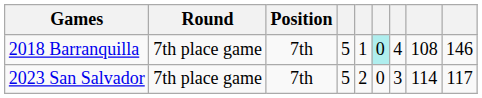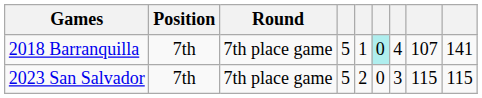columns swapped: (208, 19) <-> (301, 19)
(424, 49) 108 -> (424, 49) 107
(460, 49) 146 -> (460, 49) 141
(424, 79) 114 -> (424, 79) 115
(460, 79) 117 -> (460, 79) 115
